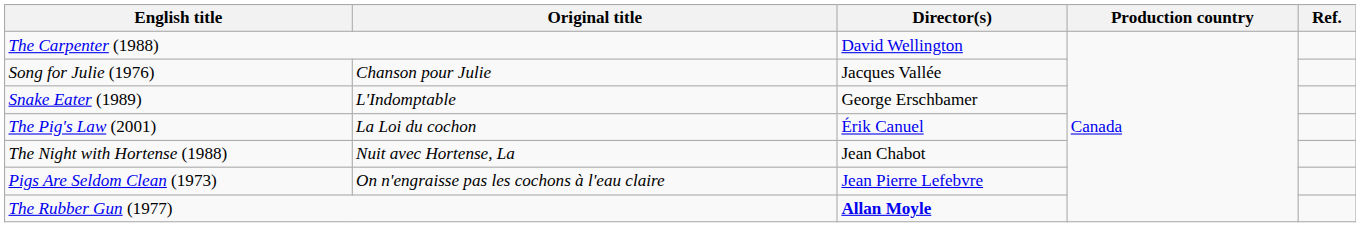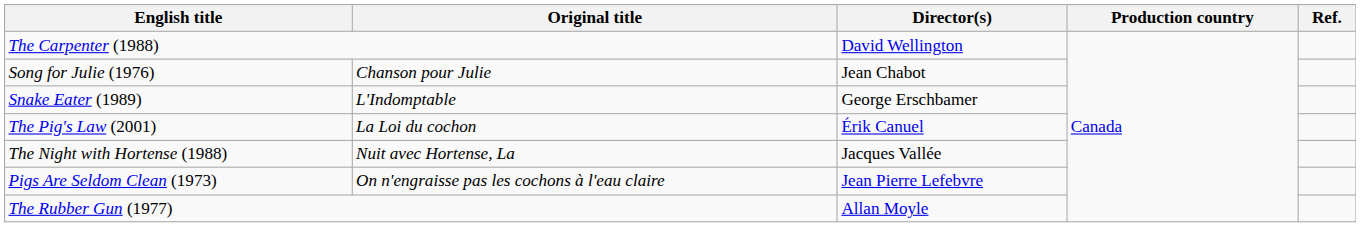(891, 72) Jacques Vallée -> (883, 72) Jean Chabot
(883, 153) Jean Chabot -> (891, 153) Jacques Vallée
(886, 208) bold -> (885, 208) normal
